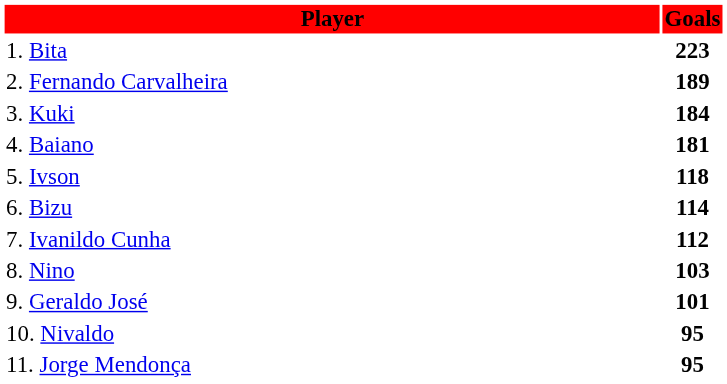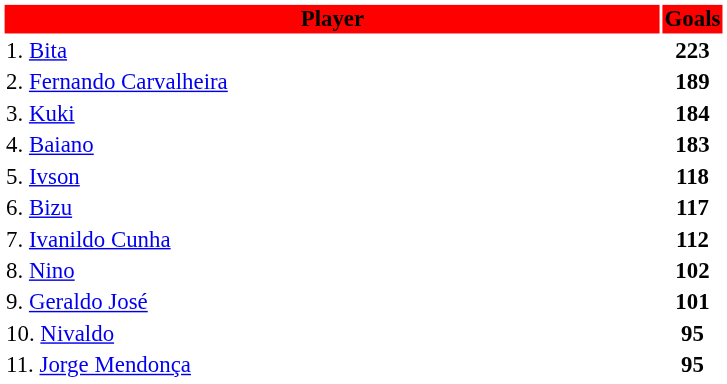(692, 144) 181 -> (692, 144) 183
(692, 207) 114 -> (692, 207) 117
(692, 270) 103 -> (692, 270) 102
